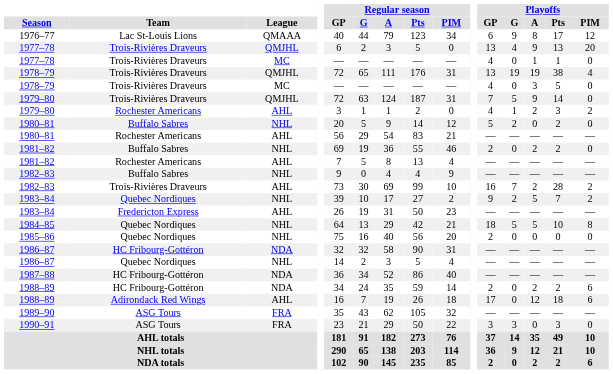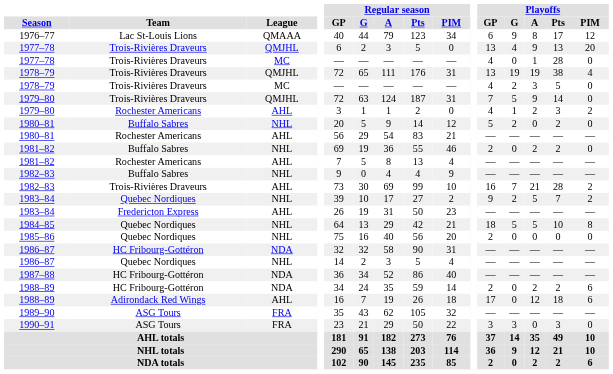(558, 60) 1 -> (558, 60) 28
(514, 86) 0 -> (514, 86) 2
(535, 186) 2 -> (535, 186) 21
